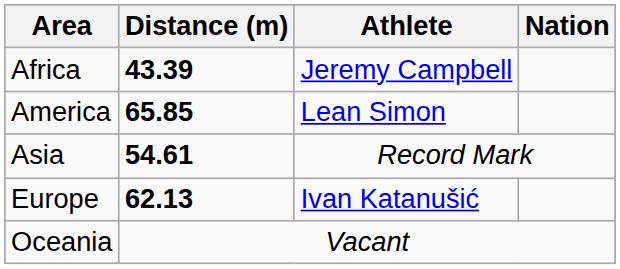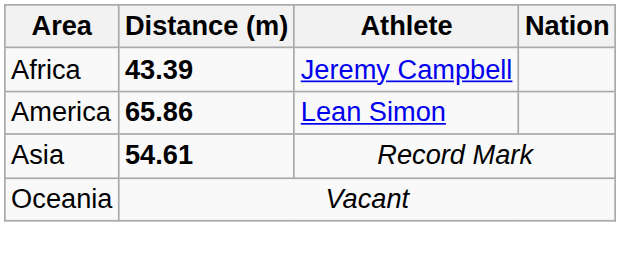(159, 112) 65.85 -> (159, 112) 65.86
- row: (55, 198)
